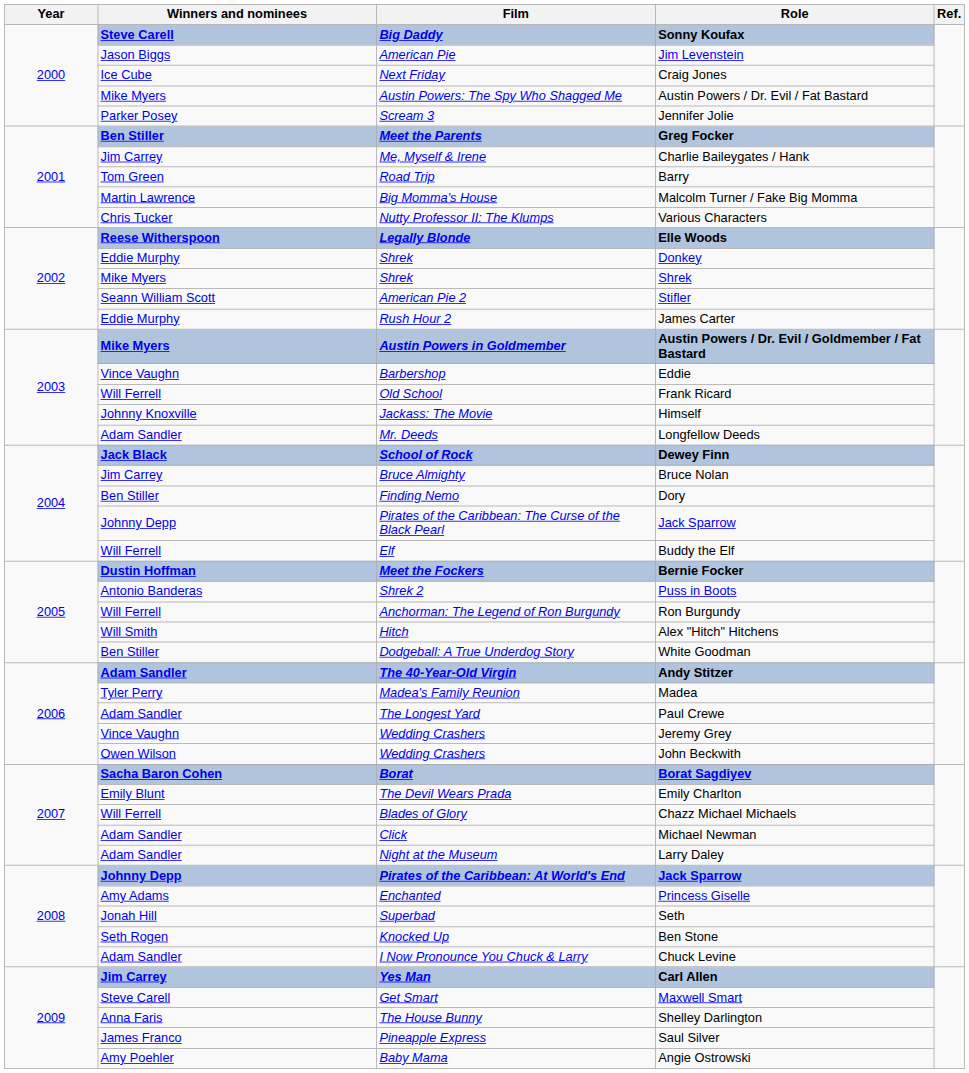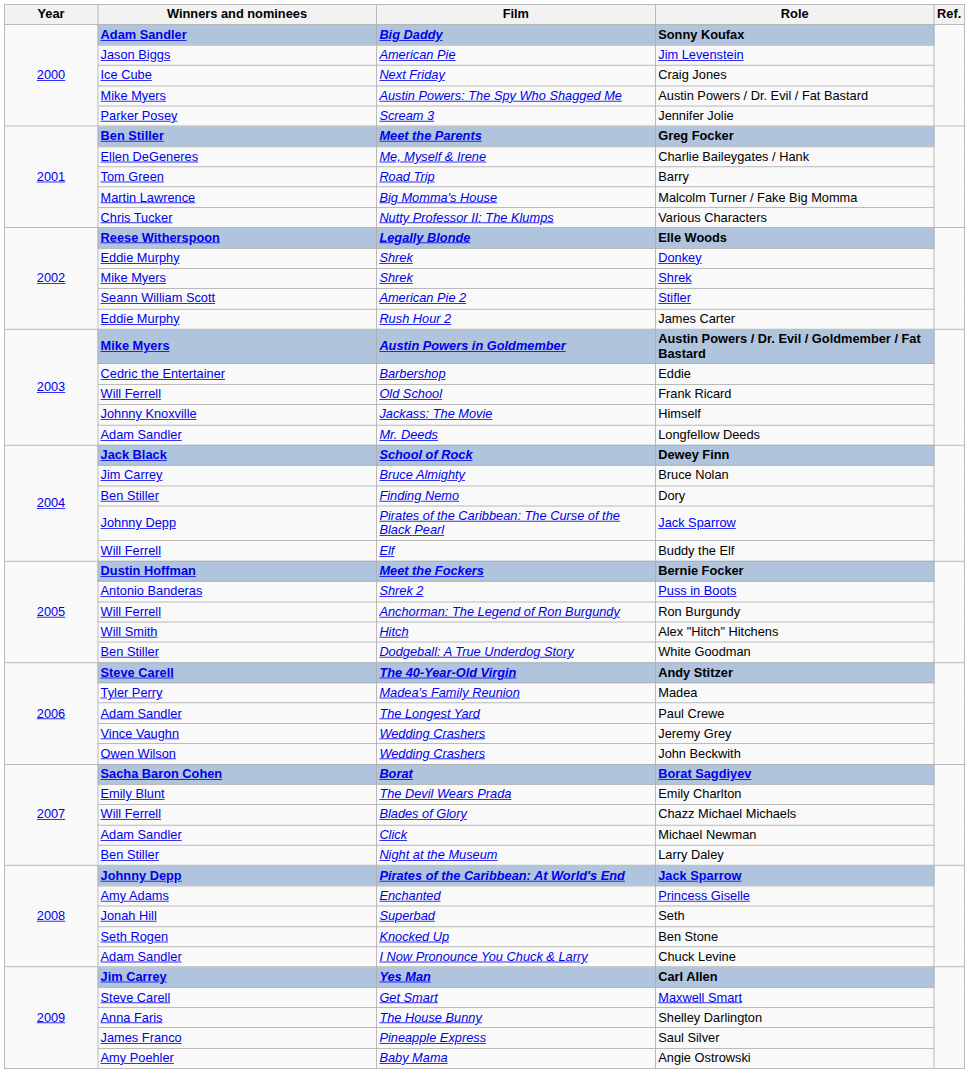(137, 34) Steve Carell -> (144, 34) Adam Sandler
(132, 156) Jim Carrey -> (149, 156) Ellen DeGeneres
(140, 374) Vince Vaughn -> (163, 374) Cedric the Entertainer
(144, 672) Adam Sandler -> (137, 672) Steve Carell
(141, 855) Adam Sandler -> (130, 855) Ben Stiller
